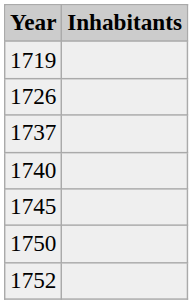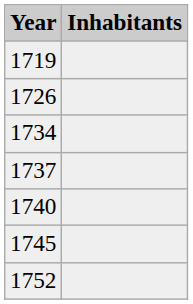+ row: (33, 133)
- row: (33, 243)
